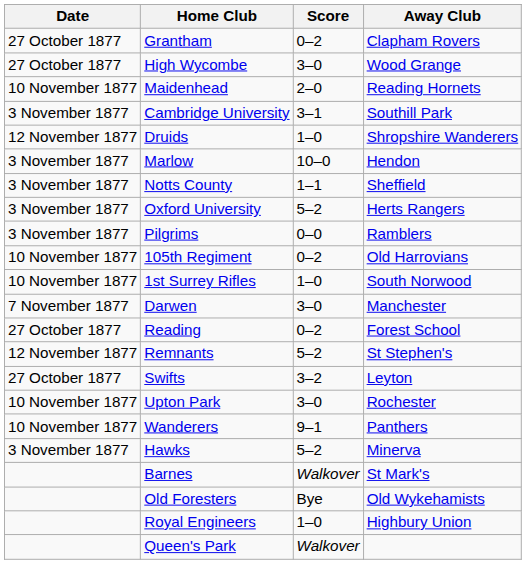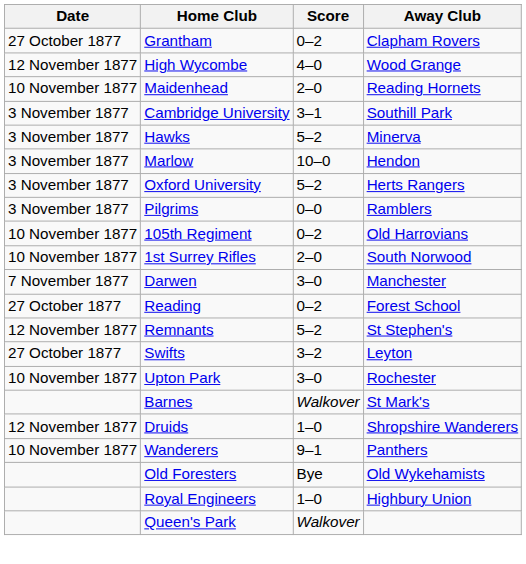(65, 64) 27 October 1877 -> (73, 64) 12 November 1877
(309, 64) 3–0 -> (309, 64) 4–0
rows swapped: (167, 450) <-> (166, 137)
- row: (188, 185)
(309, 281) 1–0 -> (309, 257) 2–0
rows swapped: (181, 426) <-> (168, 474)
